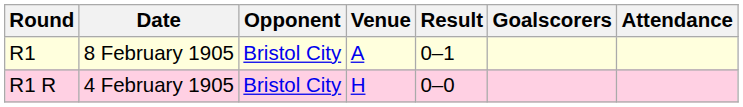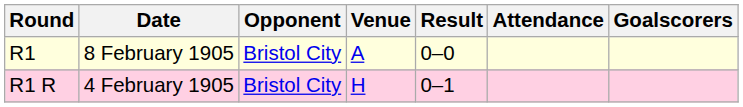columns swapped: (677, 20) <-> (552, 20)
(438, 53) 0–1 -> (438, 53) 0–0
(438, 85) 0–0 -> (438, 85) 0–1
